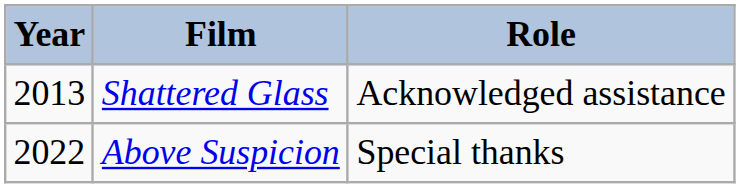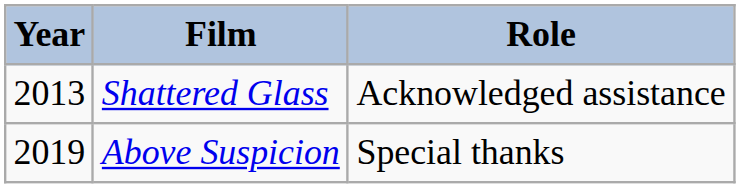(49, 152) 2022 -> (49, 152) 2019
